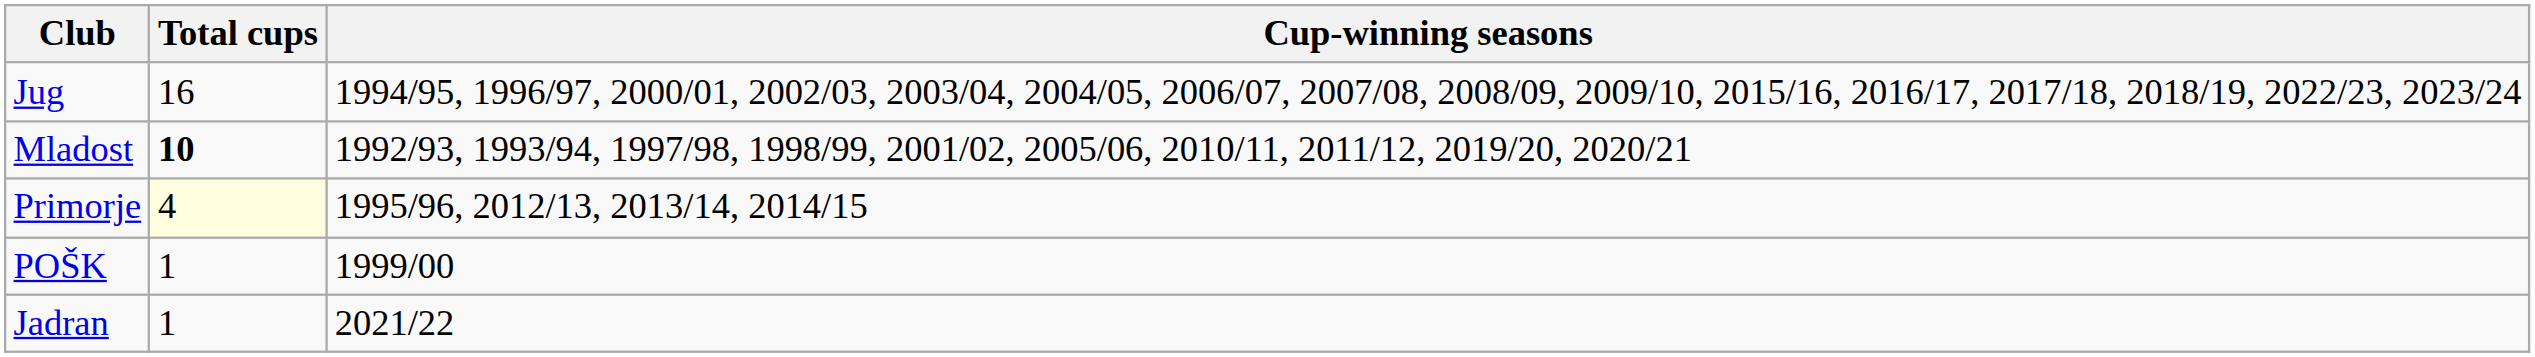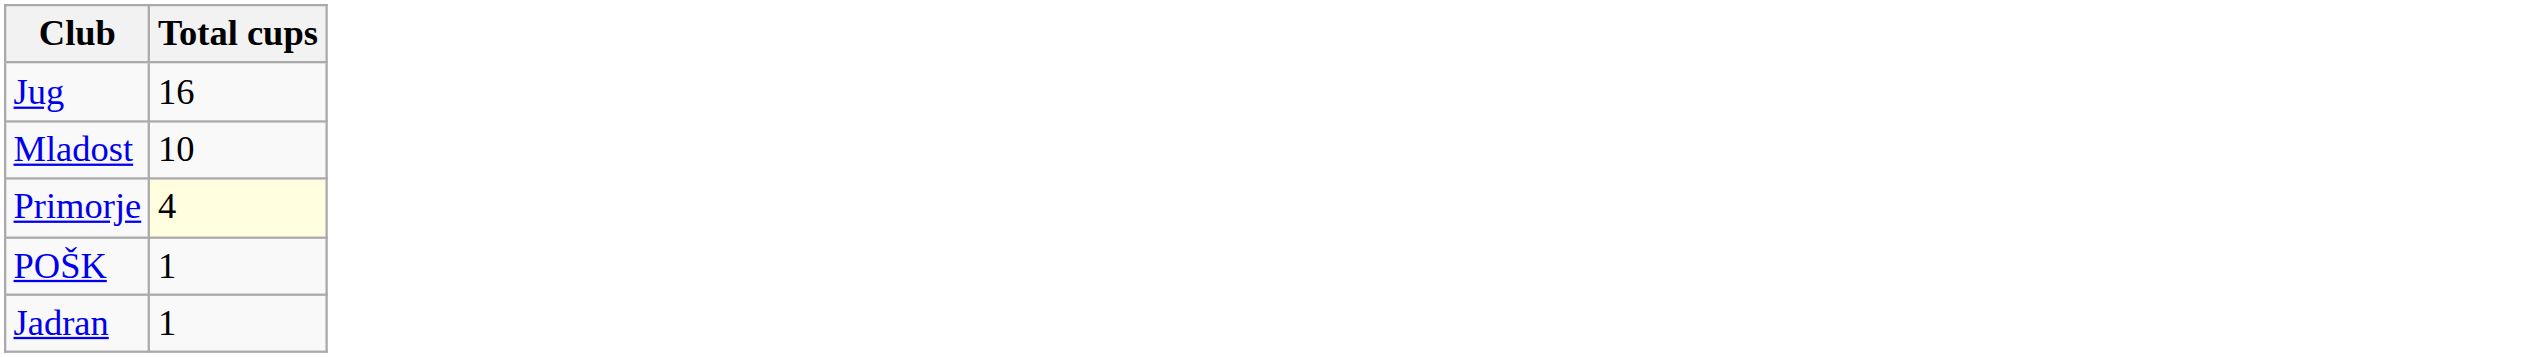- column: (1428, 33)
(176, 149) bold -> (176, 149) normal
